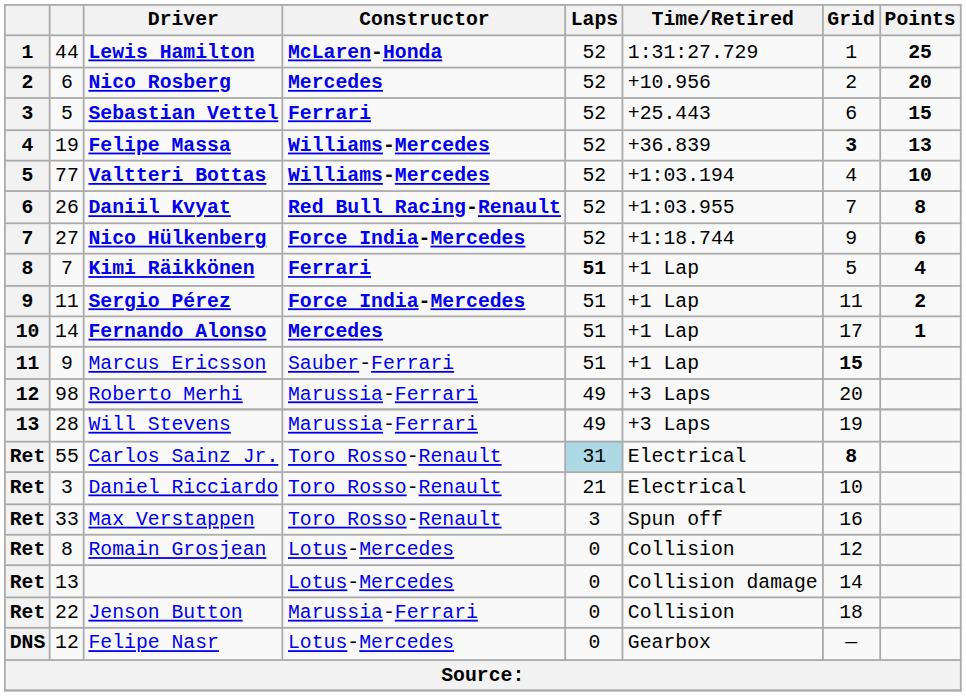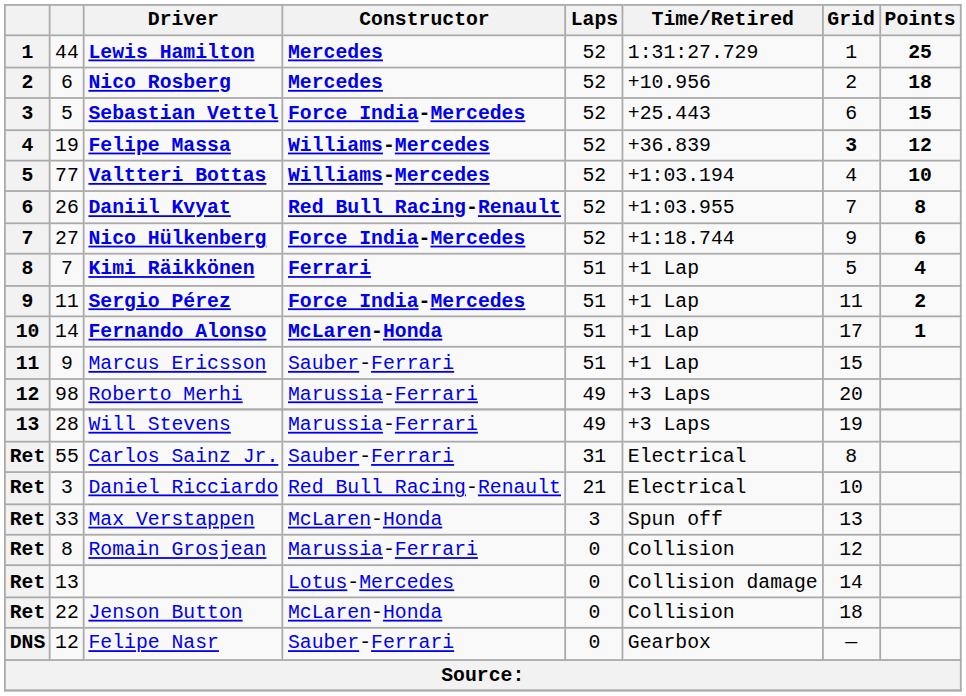(365, 52) McLaren-Honda -> (335, 52) Mercedes
(920, 83) 20 -> (920, 83) 18
(330, 114) Ferrari -> (407, 114) Force India-Mercedes
(920, 145) 13 -> (920, 145) 12
(594, 270) bold -> (594, 270) normal
(335, 332) Mercedes -> (365, 332) McLaren-Honda
(851, 363) bold -> (851, 363) normal
(395, 457) Toro Rosso-Renault -> (371, 457) Sauber-Ferrari
(594, 457) lightblue background -> (594, 457) no background
(851, 457) bold -> (851, 457) normal
(395, 488) Toro Rosso-Renault -> (424, 488) Red Bull Racing-Renault
(395, 519) Toro Rosso-Renault -> (365, 519) McLaren-Honda
(851, 519) 16 -> (851, 519) 13
(371, 550) Lotus-Mercedes -> (383, 550) Marussia-Ferrari
(383, 613) Marussia-Ferrari -> (365, 613) McLaren-Honda
(371, 644) Lotus-Mercedes -> (371, 644) Sauber-Ferrari
